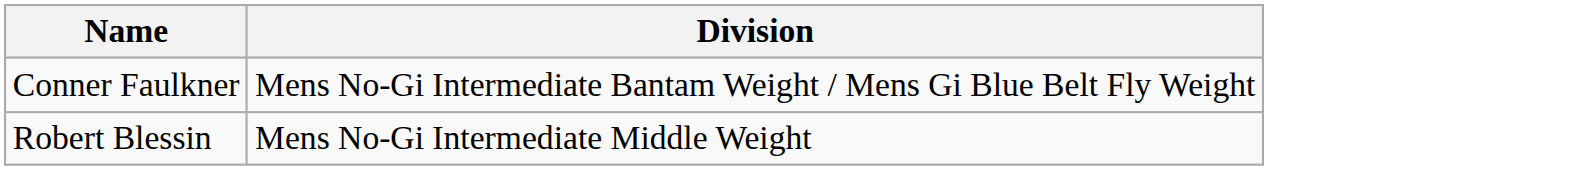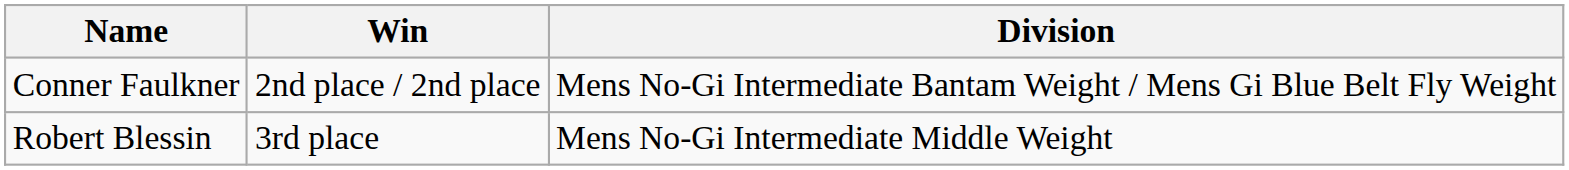+ column: (398, 31)
